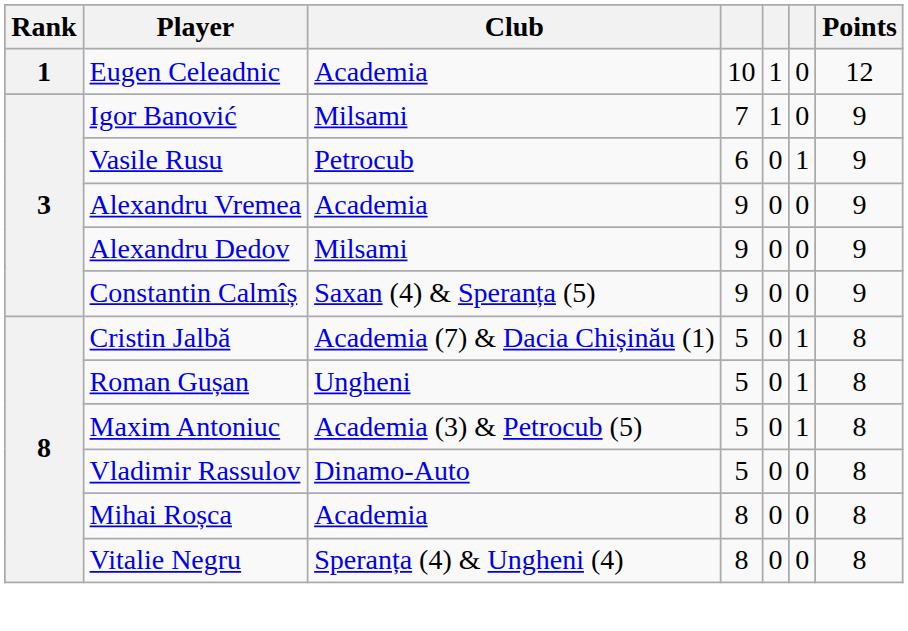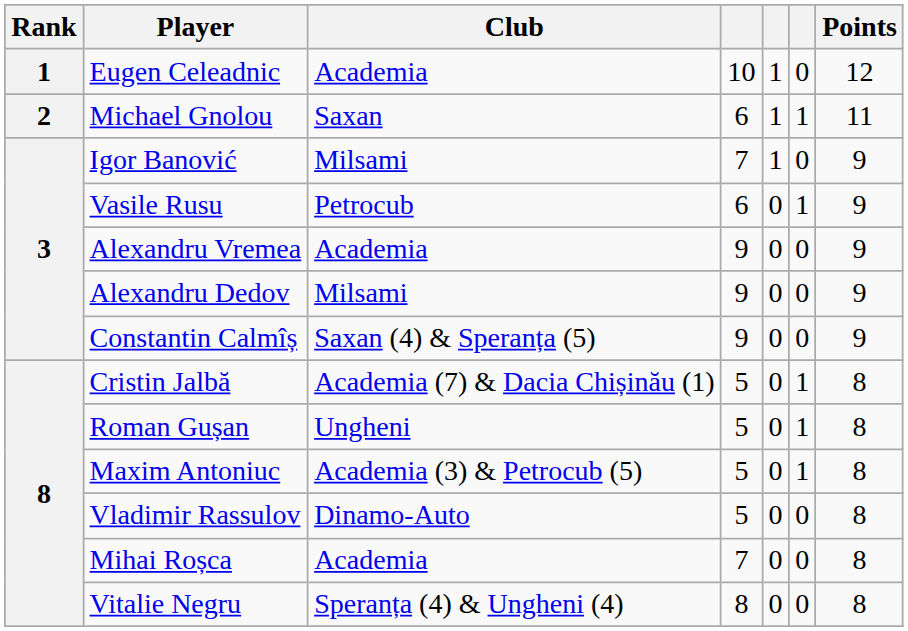+ row: (181, 115)
(741, 515) 8 -> (741, 559) 7
